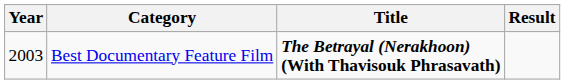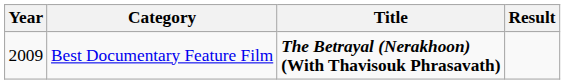(26, 55) 2003 -> (26, 55) 2009
